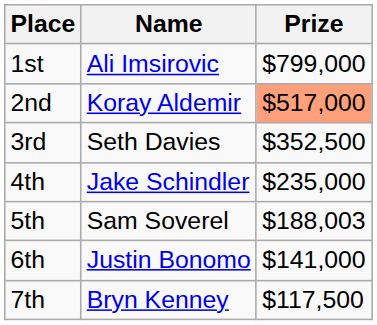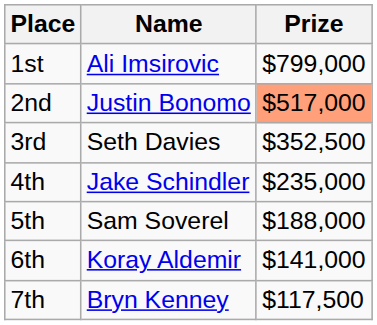(164, 102) Koray Aldemir -> (169, 102) Justin Bonomo
(314, 220) $188,003 -> (314, 220) $188,000
(169, 260) Justin Bonomo -> (164, 260) Koray Aldemir
